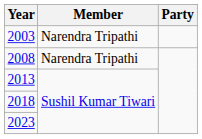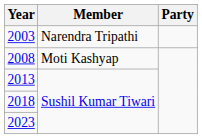(90, 58) Narendra Tripathi -> (80, 58) Moti Kashyap
